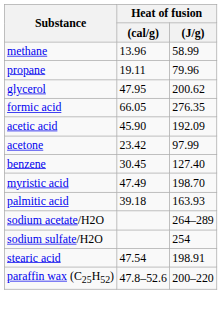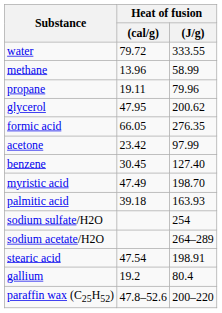+ row: (20, 51)
- row: (32, 126)
rows swapped: (56, 220) <-> (55, 239)
+ row: (25, 276)
